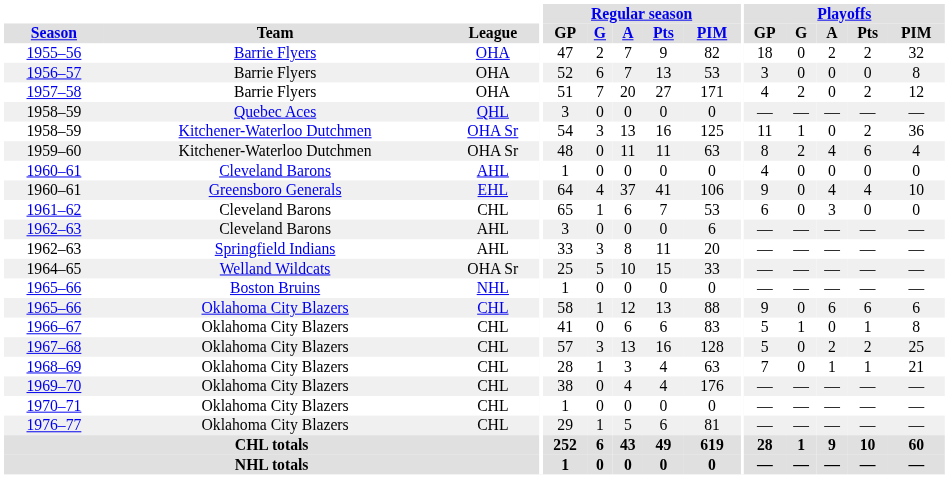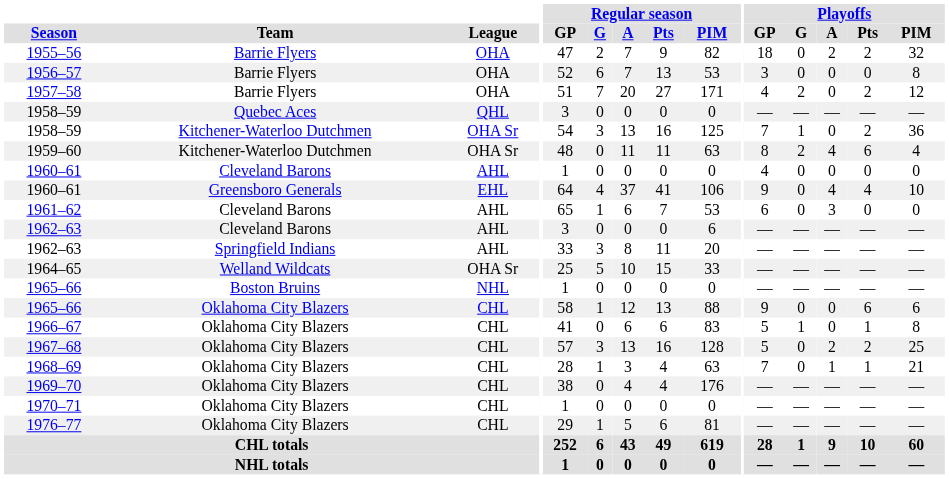(765, 131) 11 -> (765, 131) 7
(493, 209) CHL -> (493, 209) AHL
(832, 307) 6 -> (832, 307) 0
